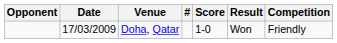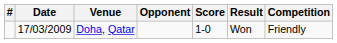columns swapped: (187, 13) <-> (32, 13)
